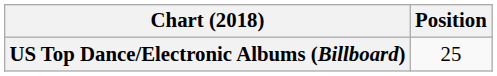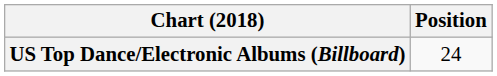(451, 53) 25 -> (451, 53) 24
